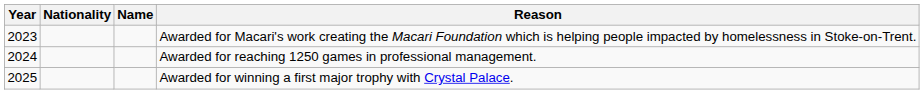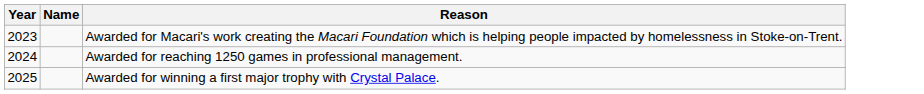- column: (77, 15)
